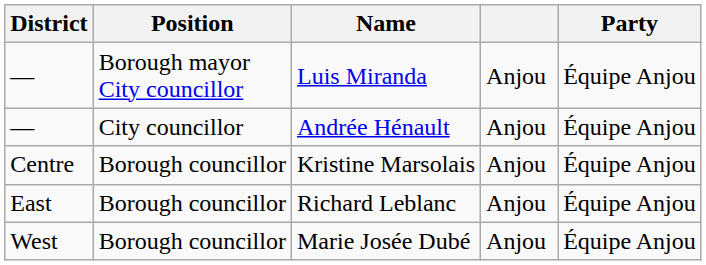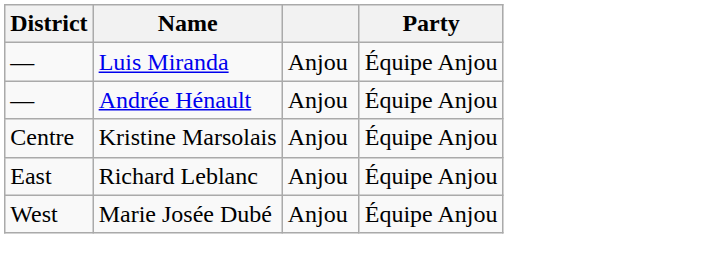- column: (192, 23)
